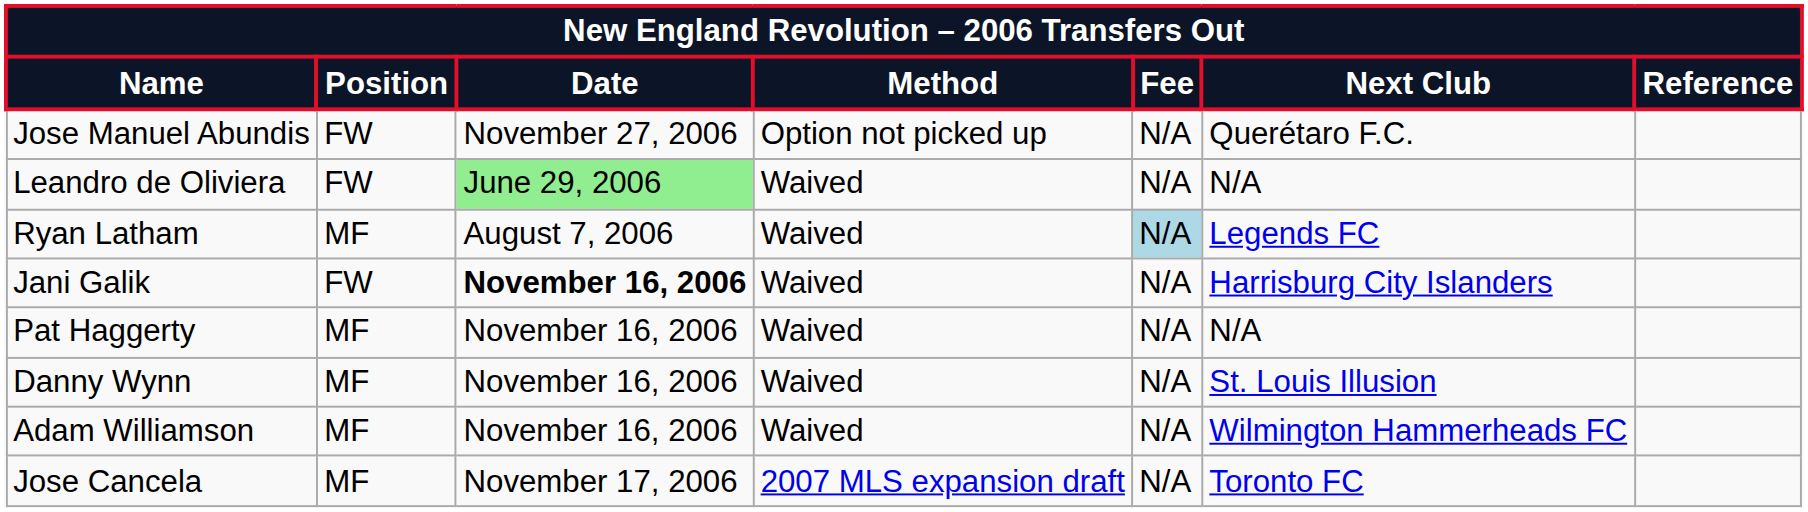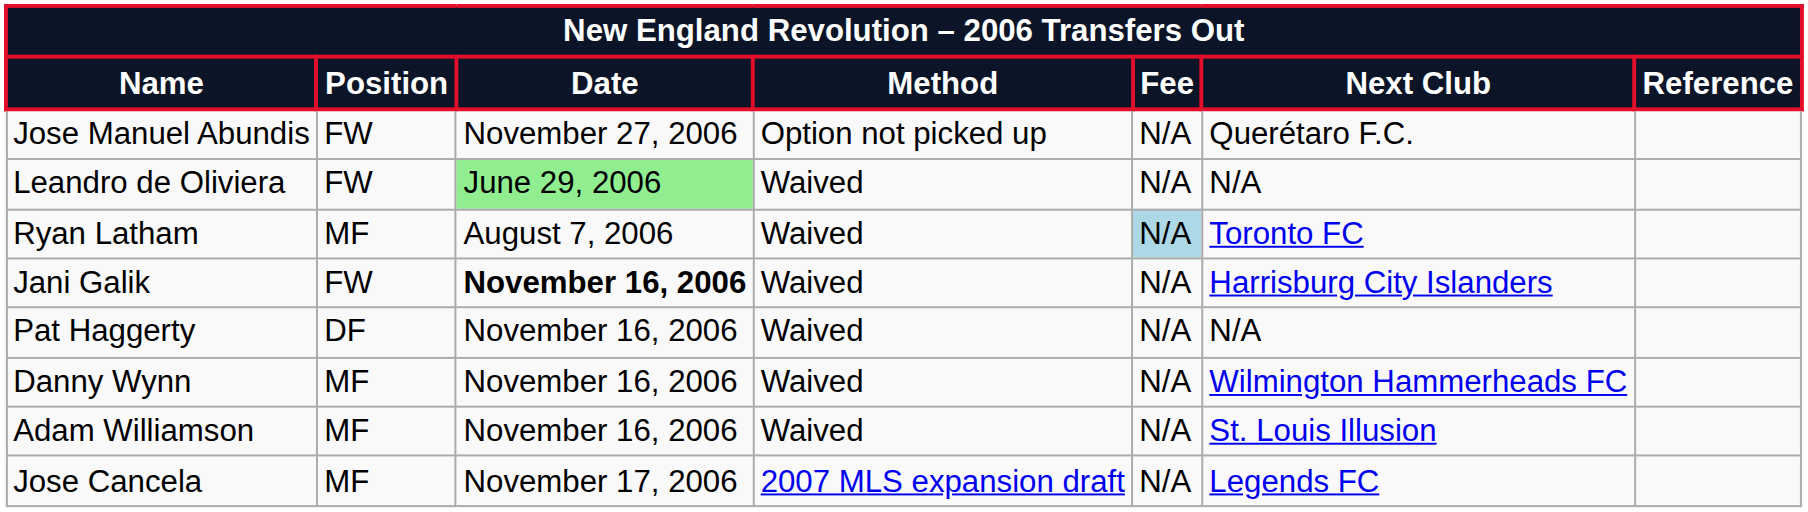(1294, 233) Legends FC -> (1287, 233) Toronto FC
(347, 331) MF -> (345, 331) DF
(1323, 381) St. Louis Illusion -> (1418, 381) Wilmington Hammerheads FC
(1418, 430) Wilmington Hammerheads FC -> (1323, 430) St. Louis Illusion
(1287, 480) Toronto FC -> (1294, 480) Legends FC
